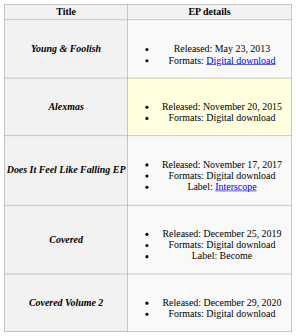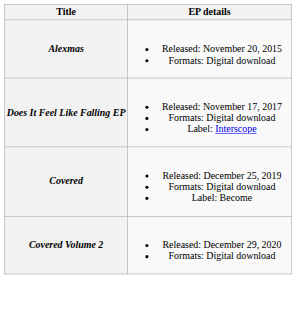- row: (66, 49)
(210, 112) lightyellow background -> (210, 55) no background
